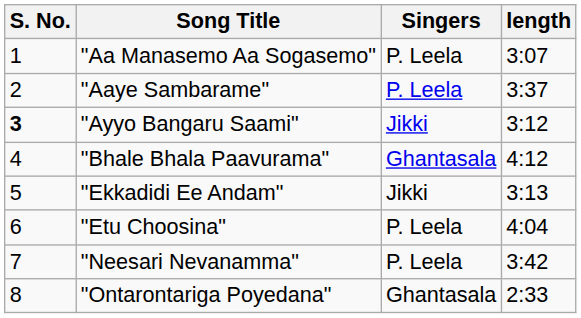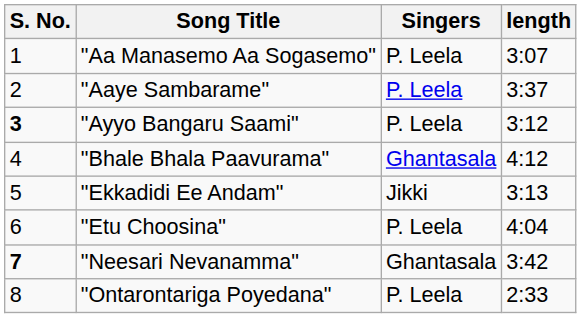(407, 124) Jikki -> (424, 124) P. Leela
(16, 261) normal -> (16, 261) bold
(424, 261) P. Leela -> (441, 261) Ghantasala
(441, 295) Ghantasala -> (424, 295) P. Leela
